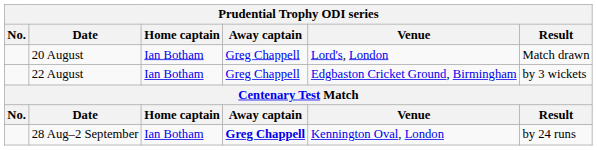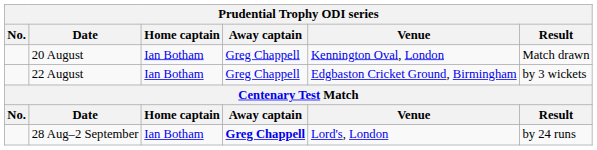(350, 54) Lord's, London -> (377, 54) Kennington Oval, London
(377, 134) Kennington Oval, London -> (350, 134) Lord's, London
